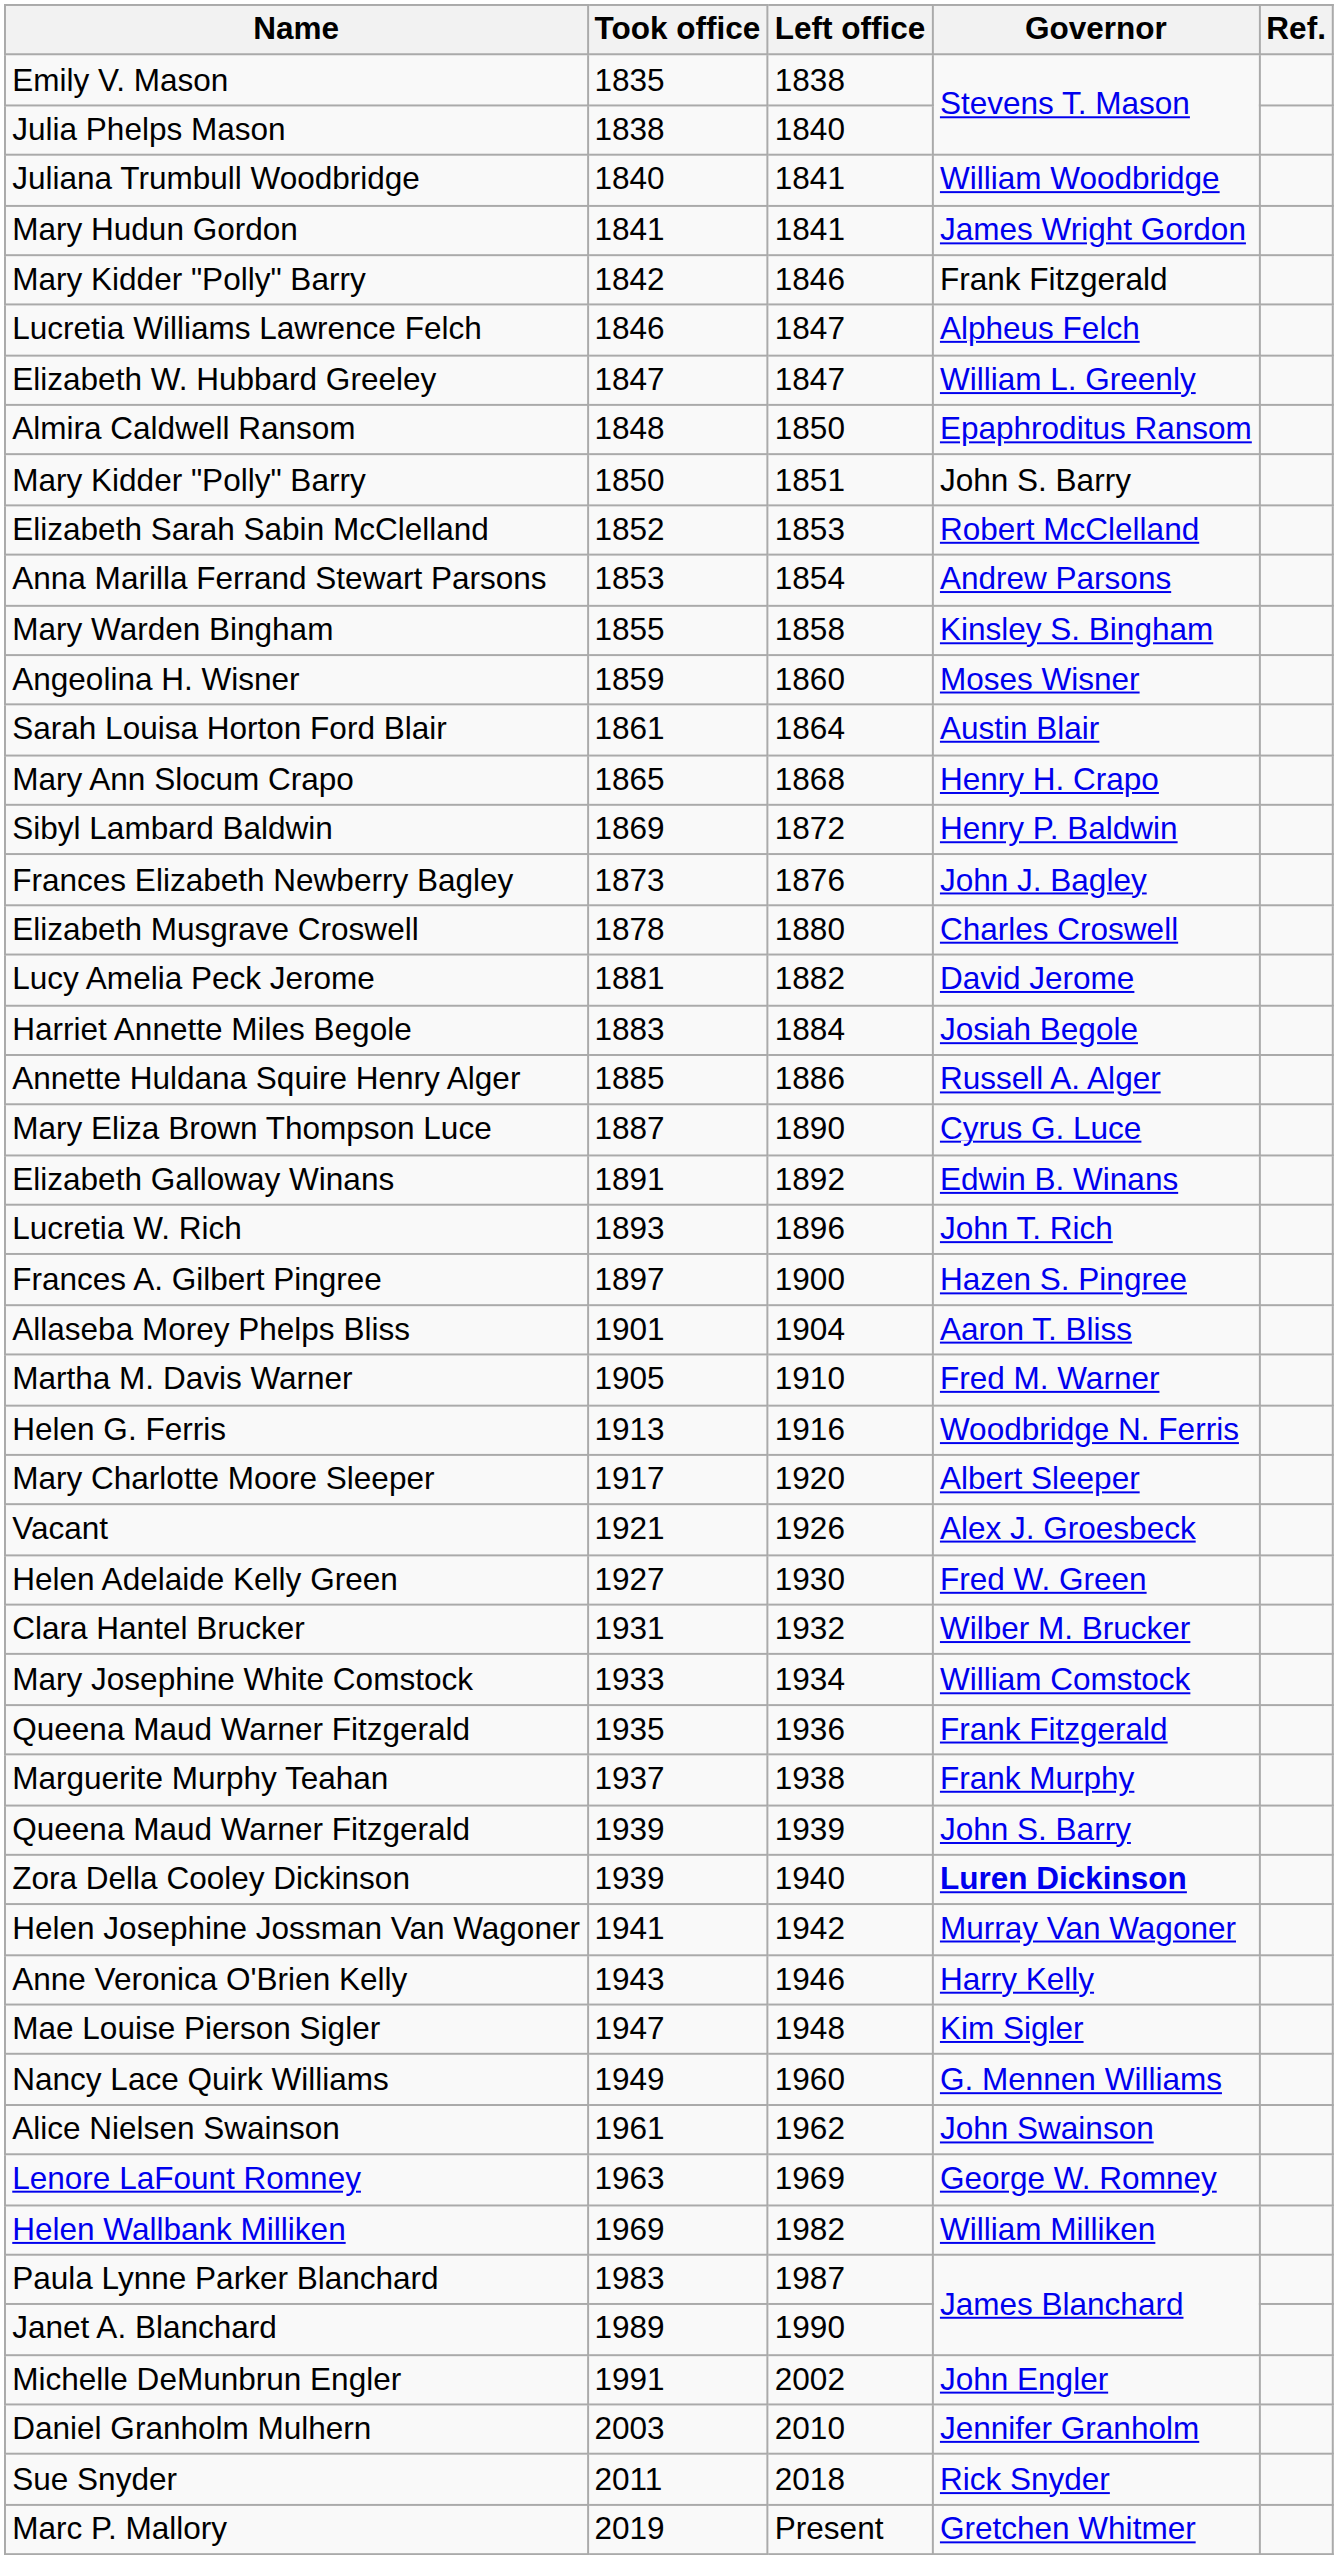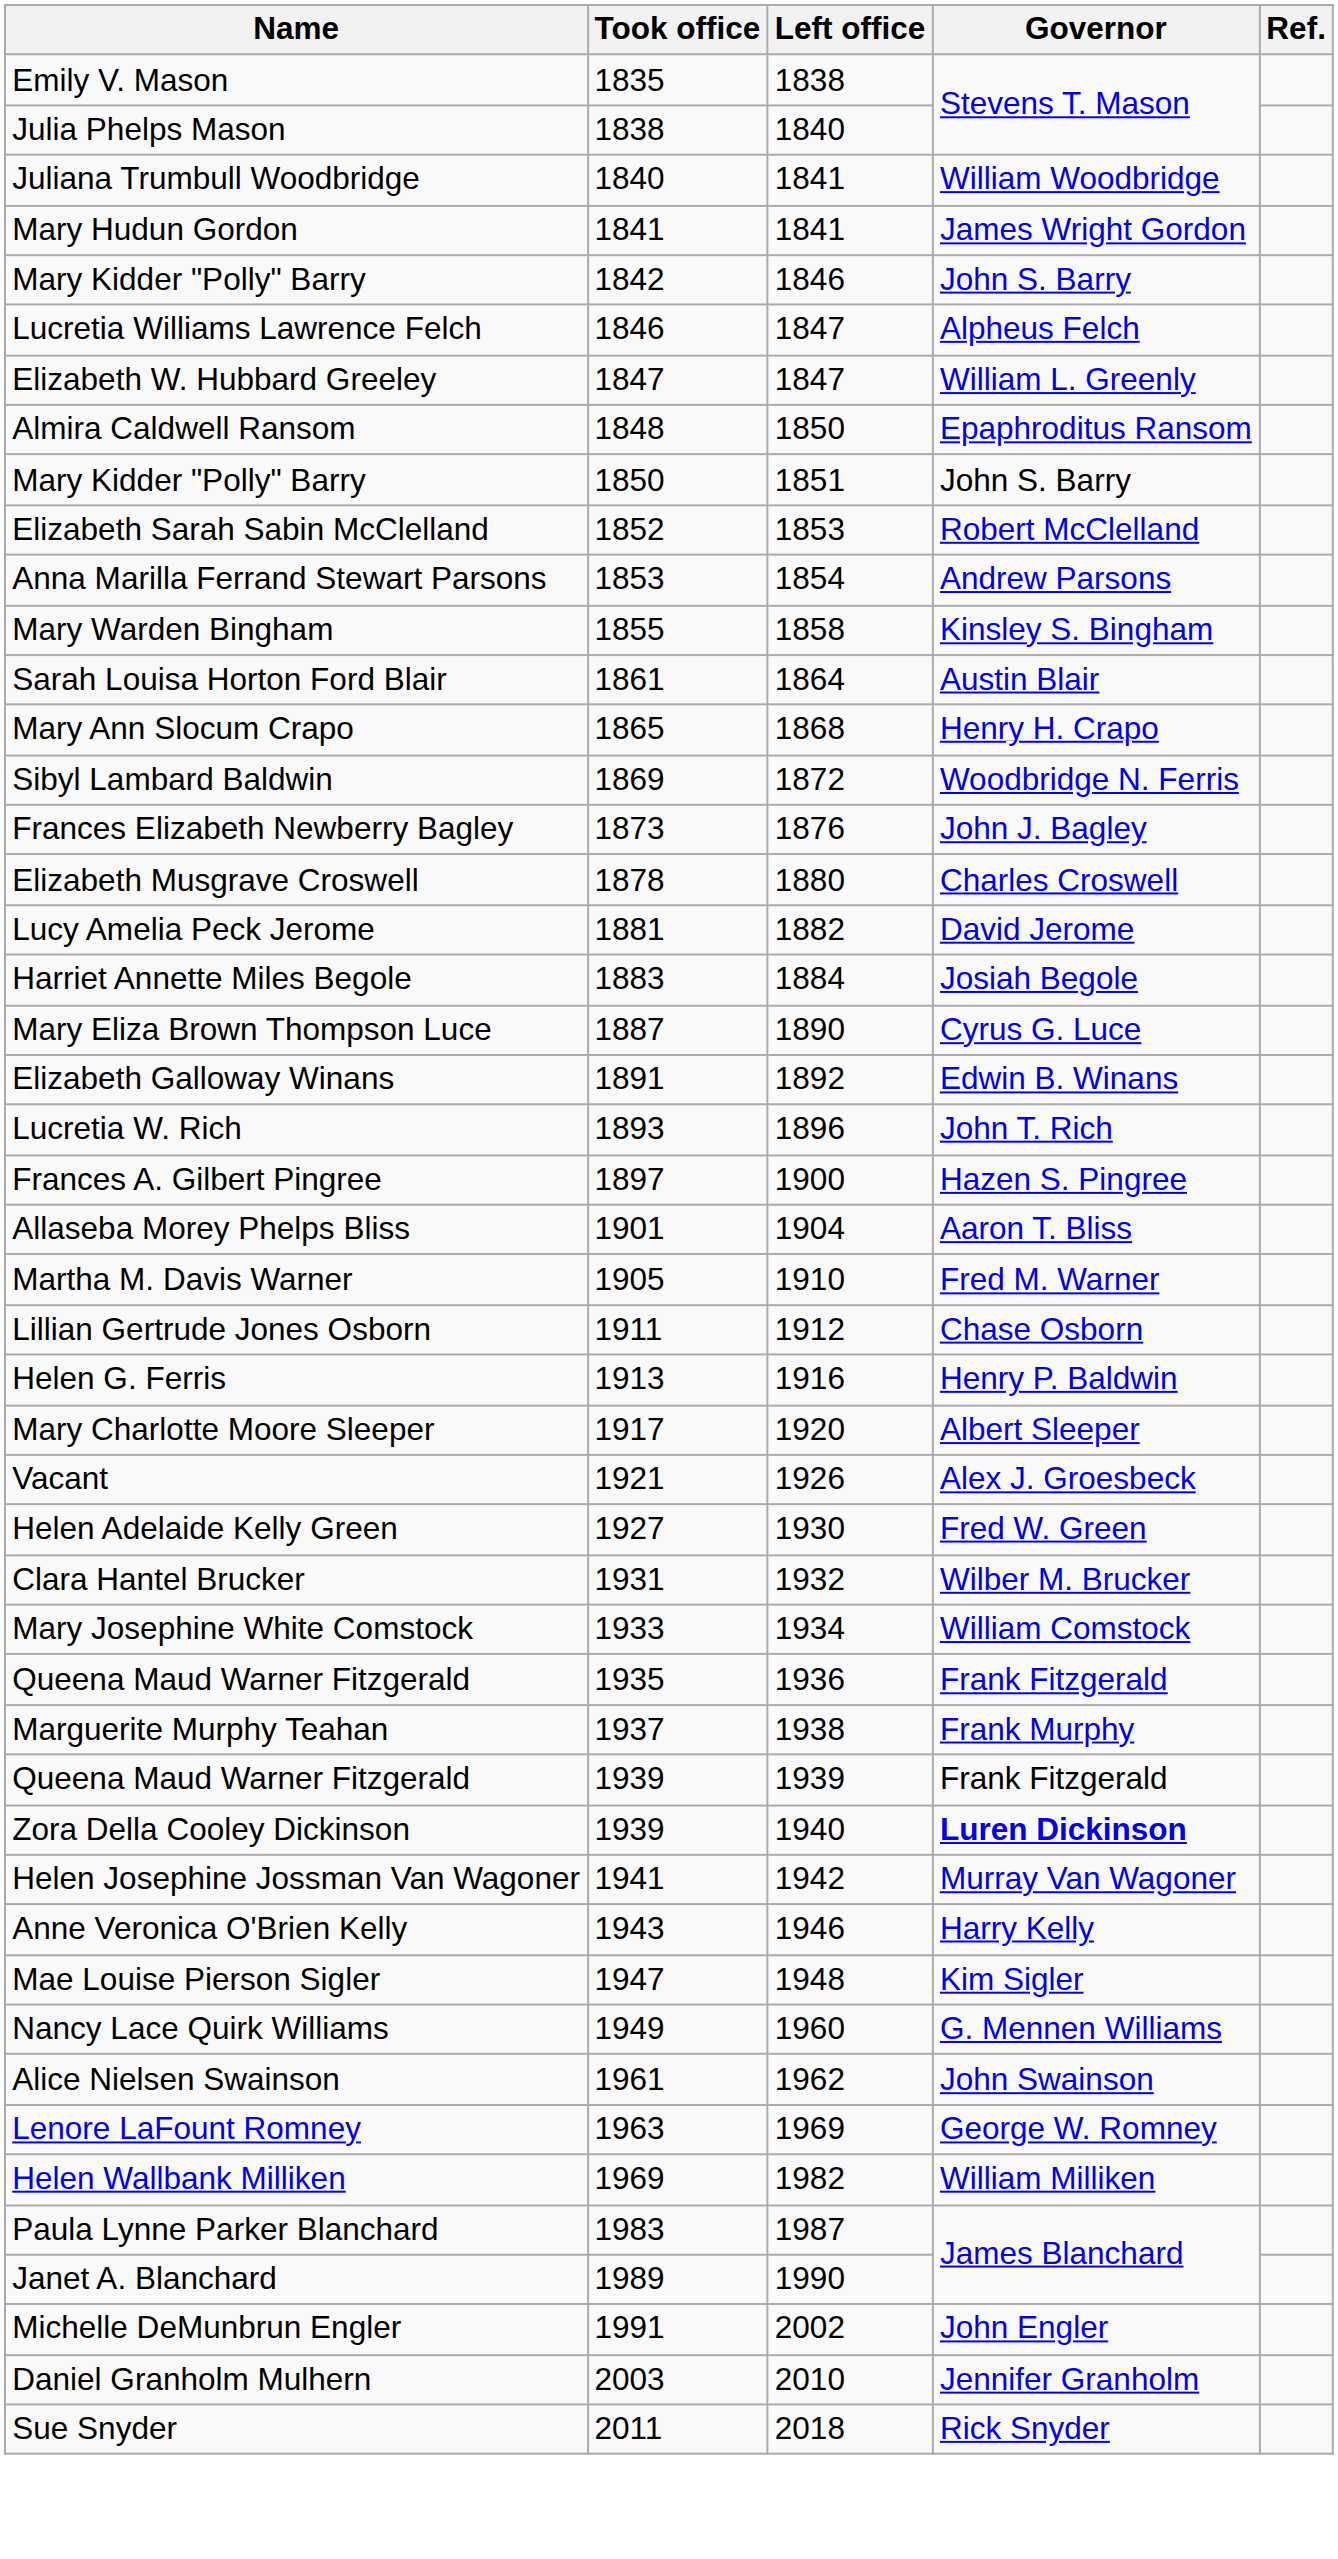(1054, 279) Frank Fitzgerald -> (1035, 279) John S. Barry
- row: (156, 679)
(1059, 829) Henry P. Baldwin -> (1089, 779) Woodbridge N. Ferris
- row: (266, 1079)
+ row: (222, 1329)
(1089, 1429) Woodbridge N. Ferris -> (1059, 1379) Henry P. Baldwin
(1035, 1829) John S. Barry -> (1054, 1779) Frank Fitzgerald
- row: (120, 2528)
